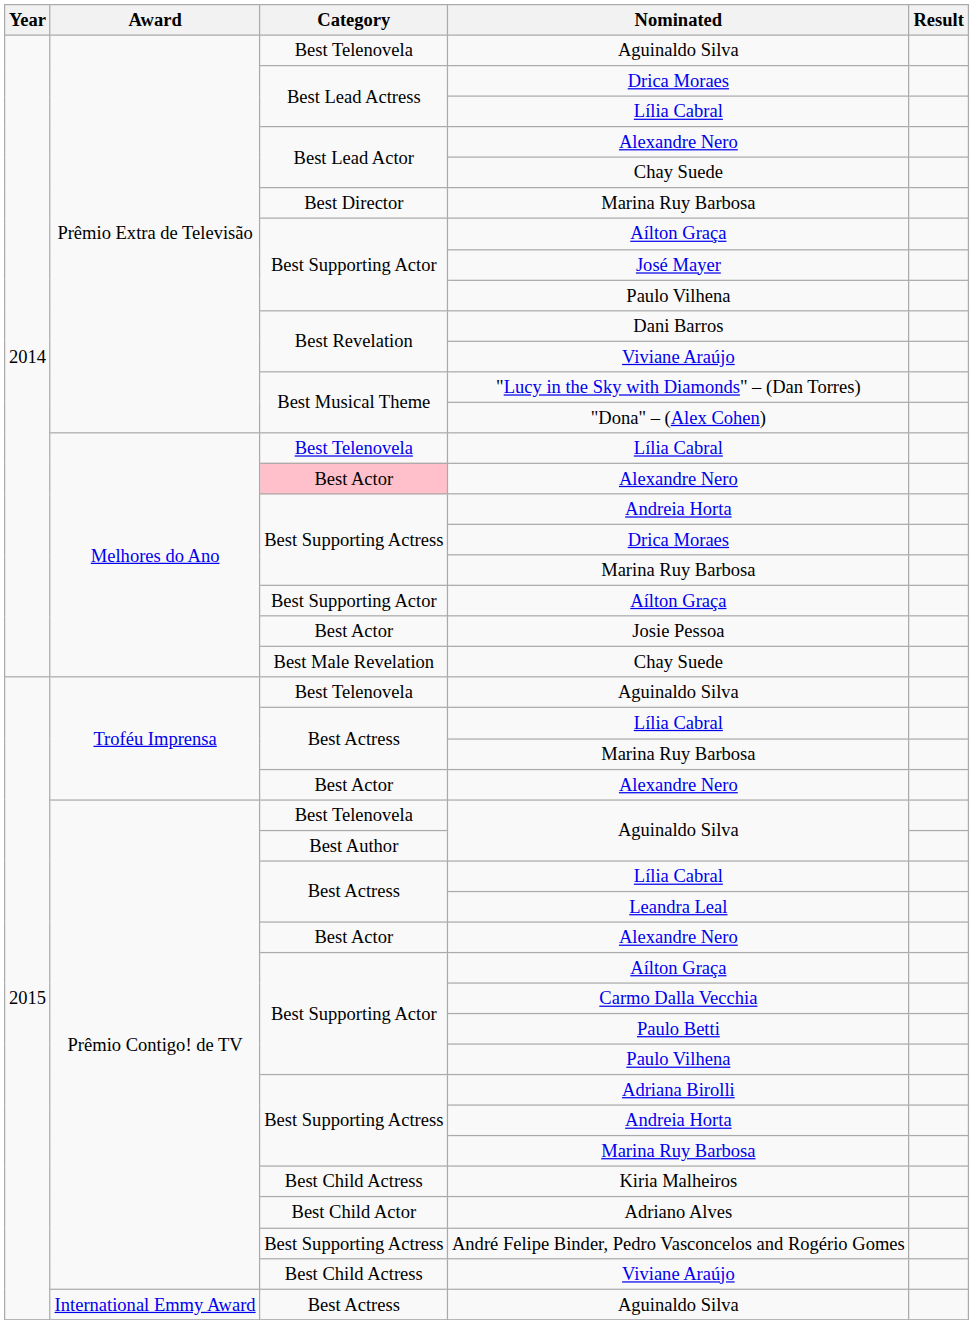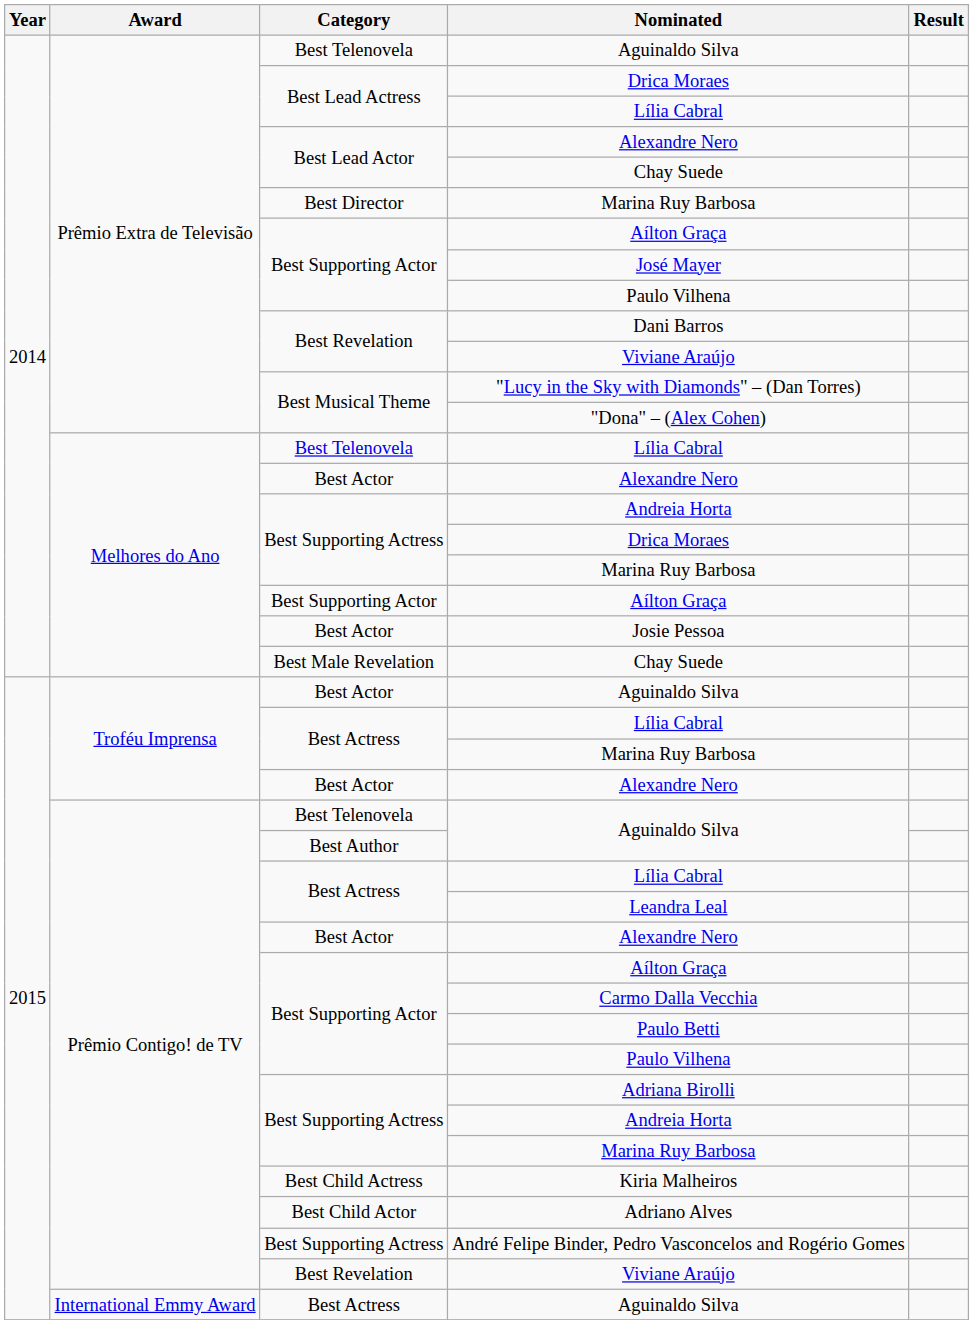(354, 478) pink background -> (354, 478) no background
(354, 692) Best Telenovela -> (354, 692) Best Actor
(354, 1273) Best Child Actress -> (354, 1273) Best Revelation
